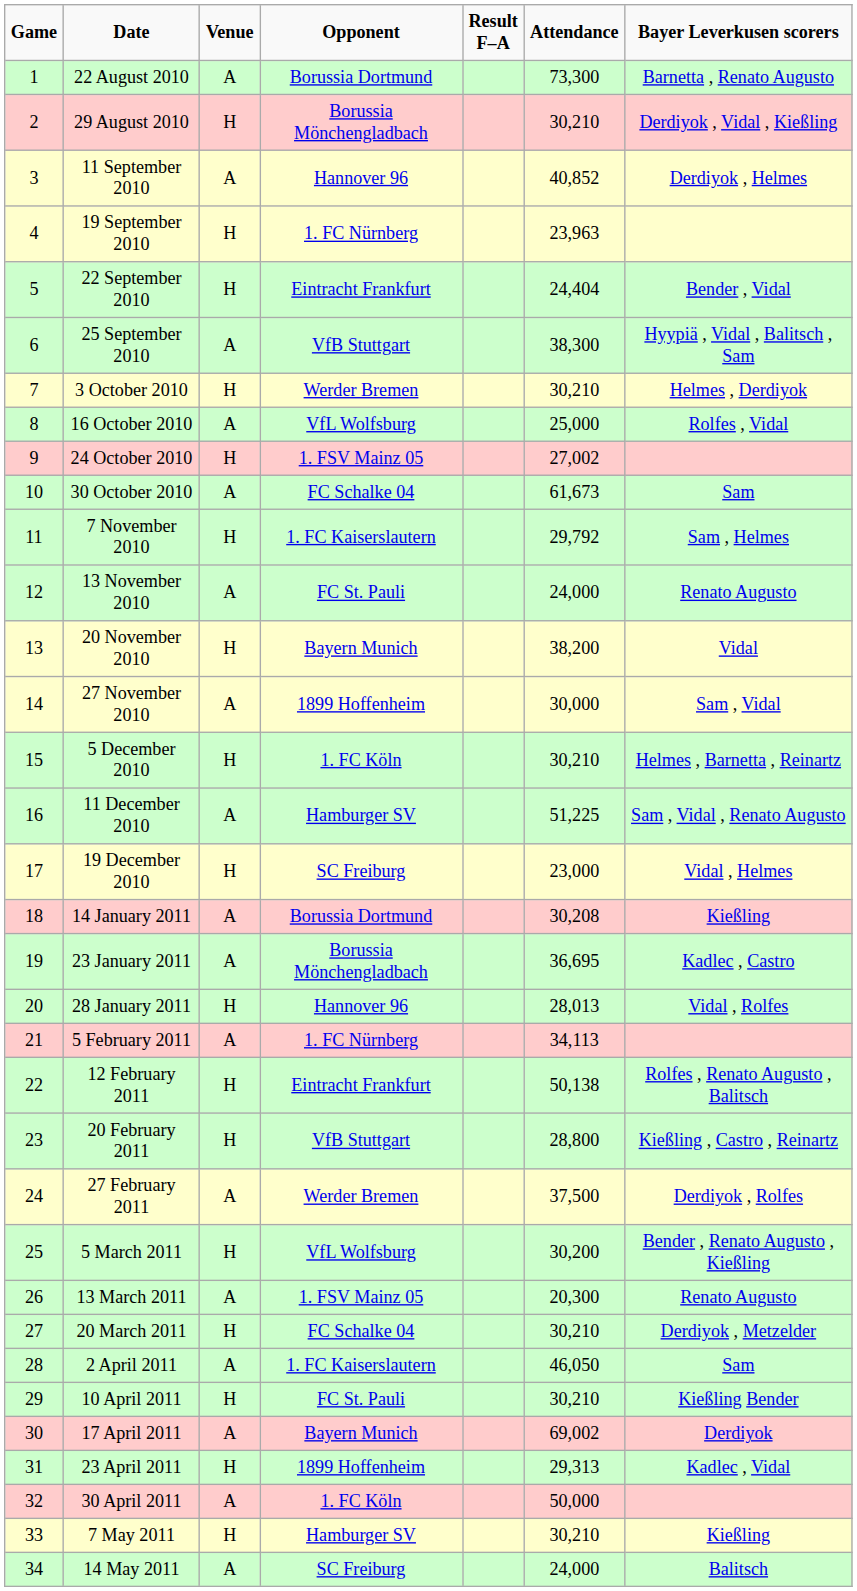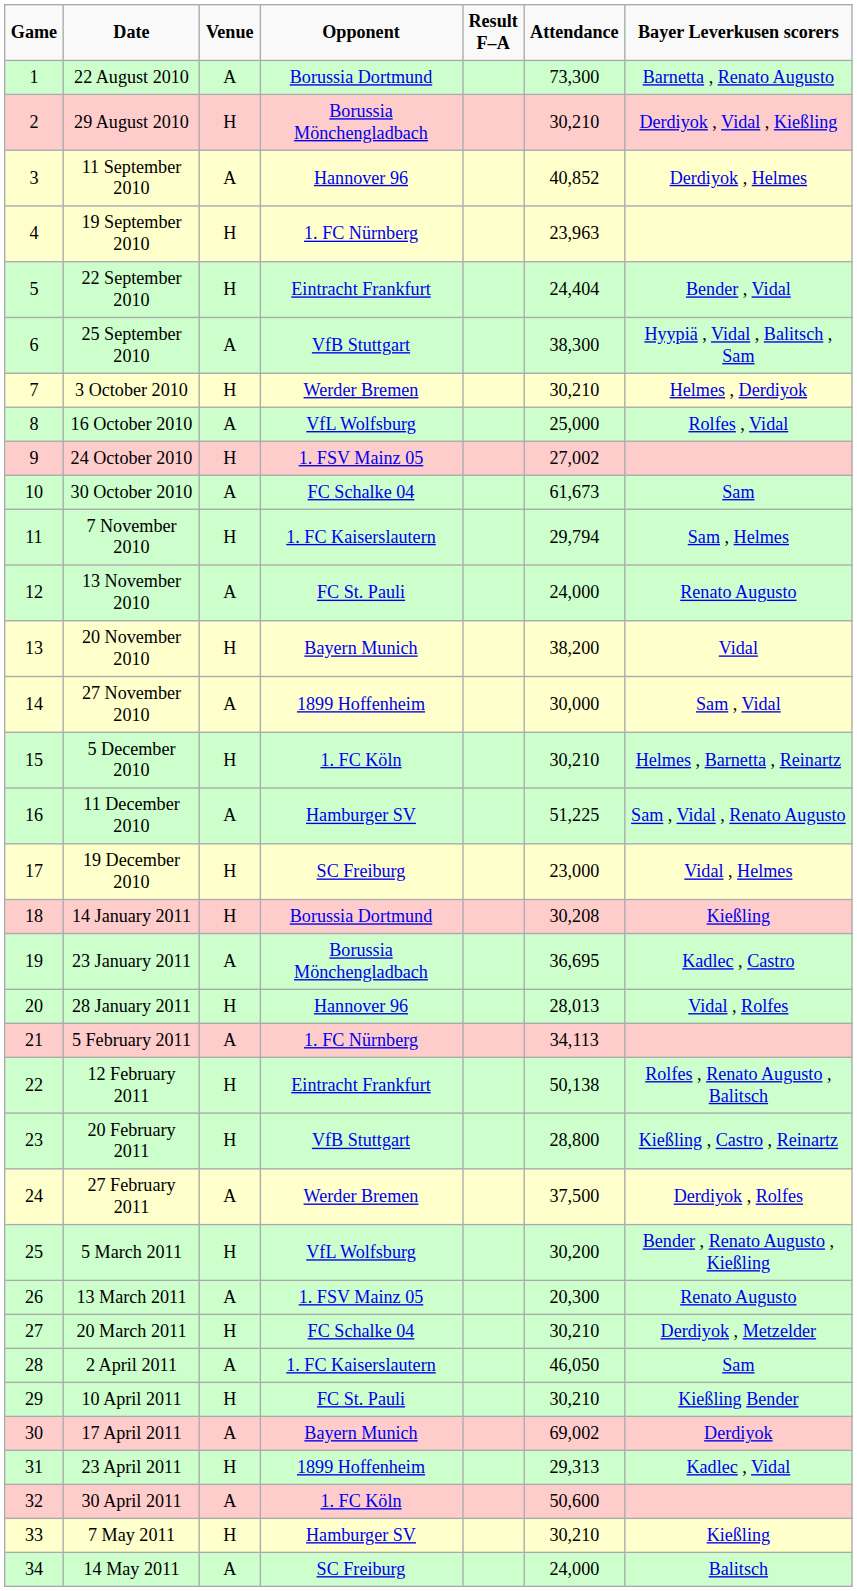(574, 536) 29,792 -> (574, 536) 29,794
(230, 916) A -> (230, 916) H
(574, 1501) 50,000 -> (574, 1501) 50,600
